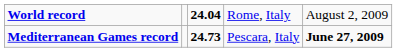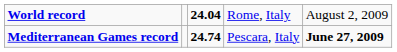(206, 36) 24.73 -> (206, 36) 24.74
